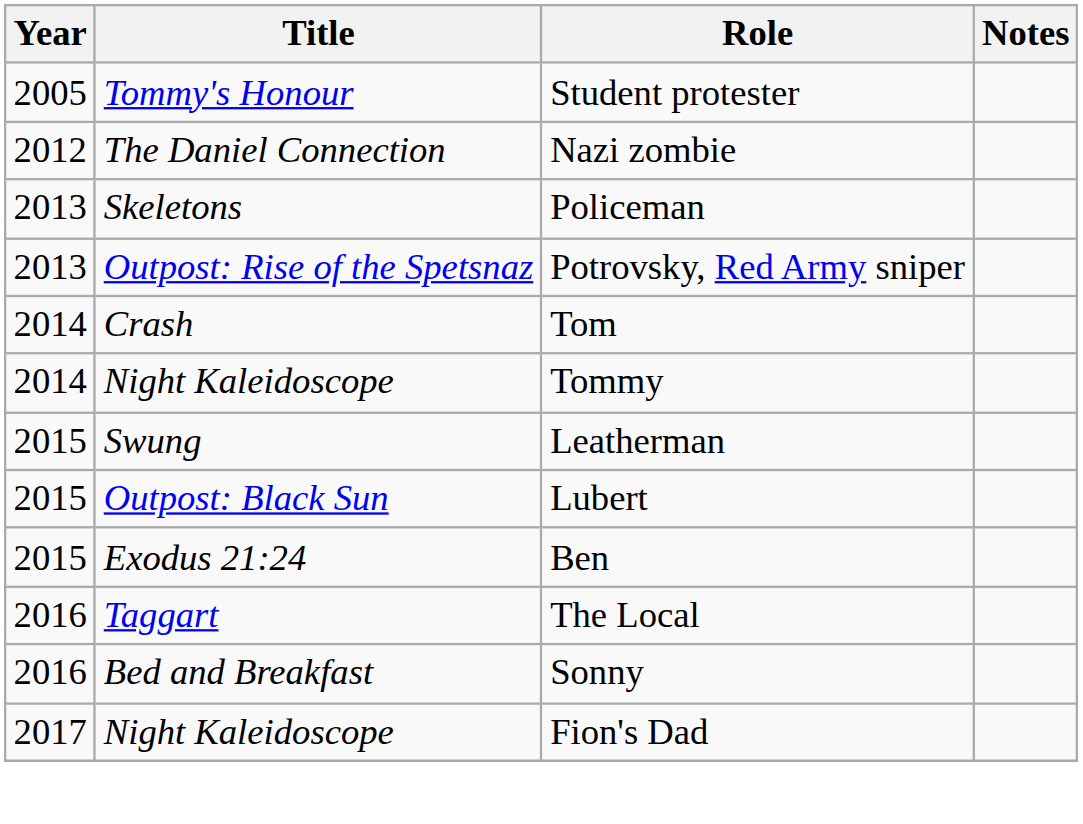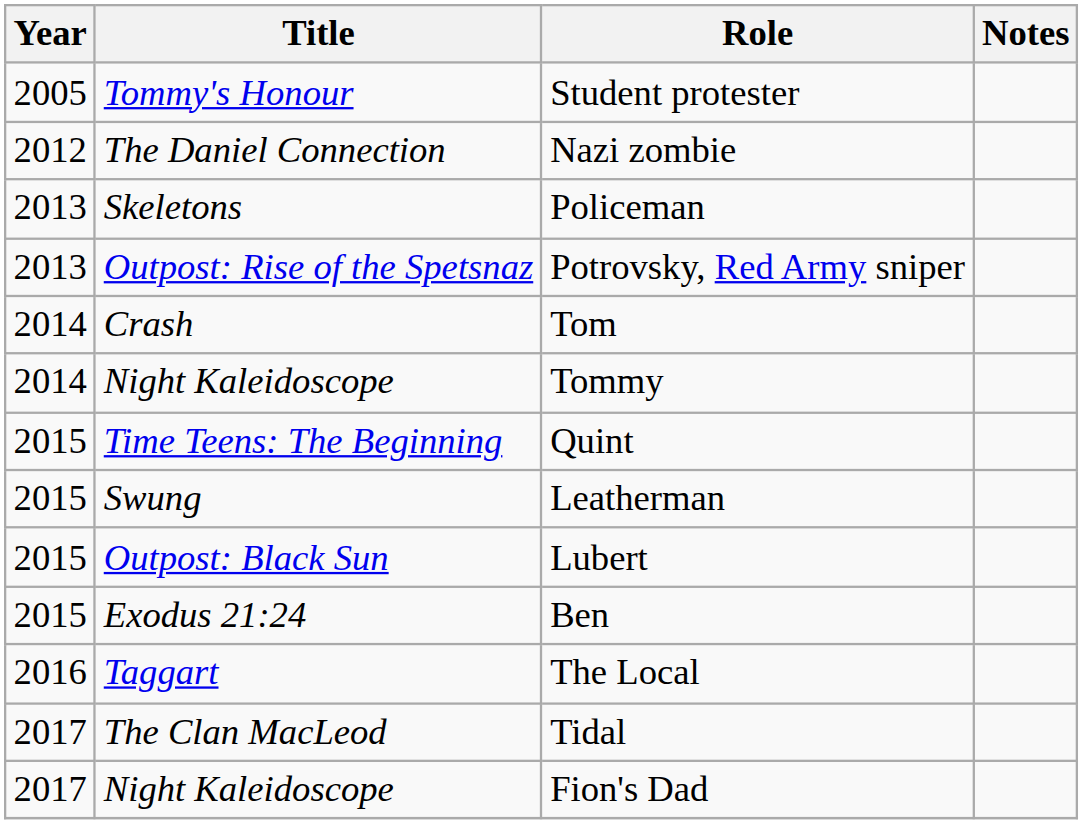+ row: (592, 440)
- row: (597, 672)
+ row: (588, 730)
